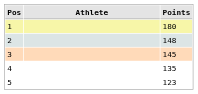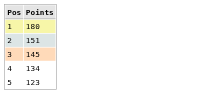- column: (92, 12)
(169, 40) 148 -> (33, 40) 151
(169, 68) 135 -> (33, 68) 134
